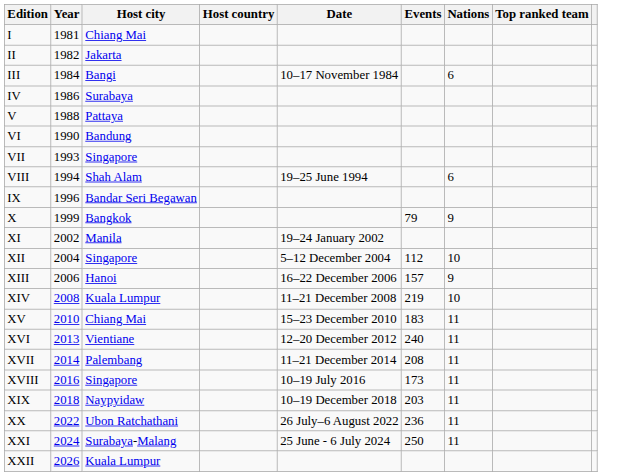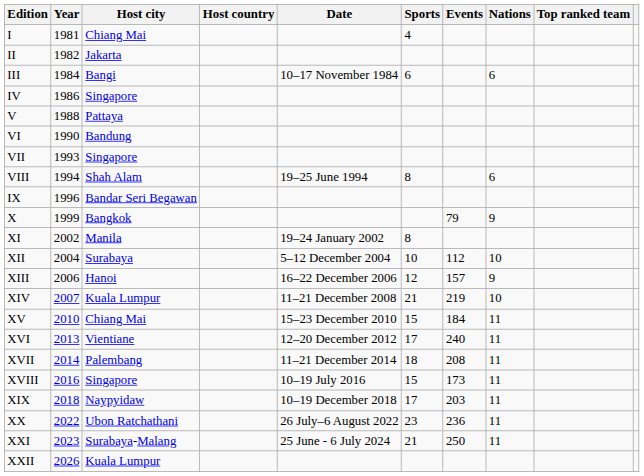+ column: (422, 14)
(109, 95) Surabaya -> (111, 95) Singapore
(111, 258) Singapore -> (109, 258) Surabaya
(67, 298) 2008 -> (67, 298) 2007
(414, 319) 183 -> (456, 319) 184
(67, 440) 2024 -> (67, 440) 2023
